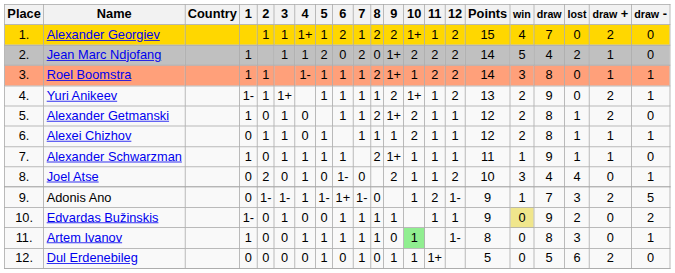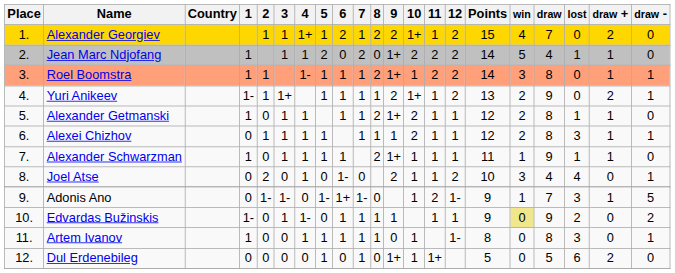(577, 55) 2 -> (577, 55) 1
(305, 116) 0 -> (305, 116) 1
(610, 116) 2 -> (610, 116) 1
(305, 136) 0 -> (305, 136) 1
(577, 136) 1 -> (577, 136) 3
(305, 197) 1 -> (305, 197) 0
(610, 197) 2 -> (610, 197) 1
(305, 217) 0 -> (305, 217) 1-
(414, 237) lightgreen background -> (414, 237) no background
(394, 258) 1 -> (394, 258) 1+
